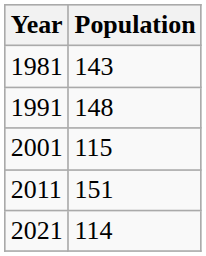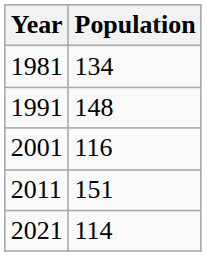(94, 66) 143 -> (94, 66) 134
(94, 148) 115 -> (94, 148) 116
